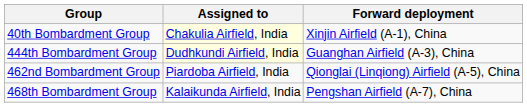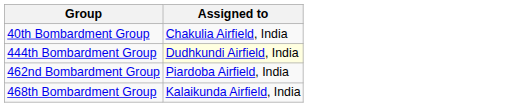- column: (413, 14)
(227, 33) lightyellow background -> (227, 33) no background
